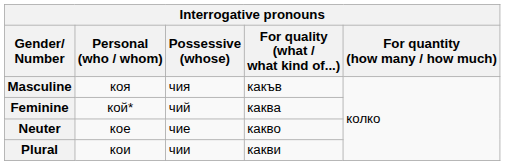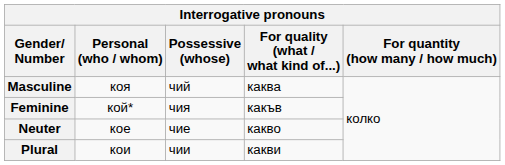(180, 87) чия -> (180, 87) чий
(265, 87) какъв -> (264, 87) каква
(180, 108) чий -> (180, 108) чия
(264, 108) каква -> (265, 108) какъв
